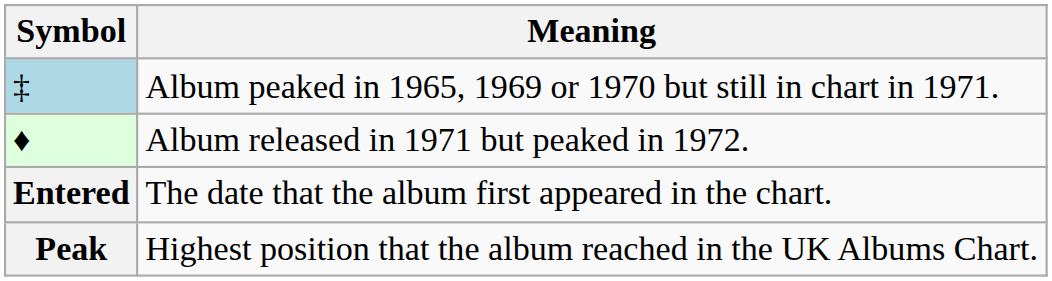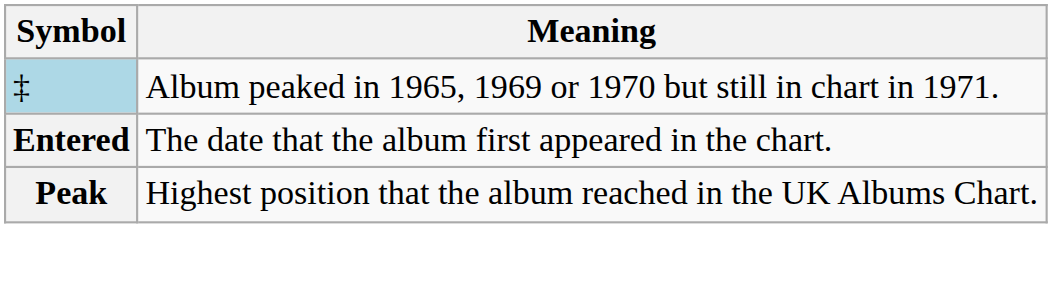- row: (22, 139)
